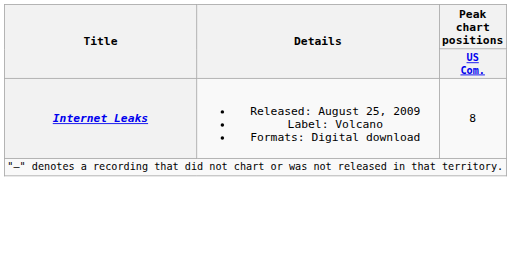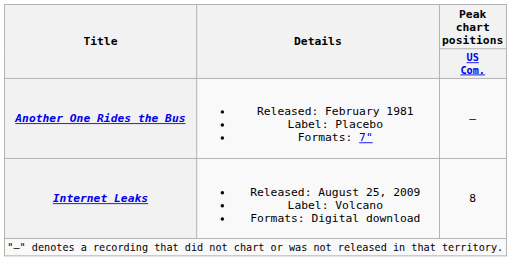+ row: (100, 118)
